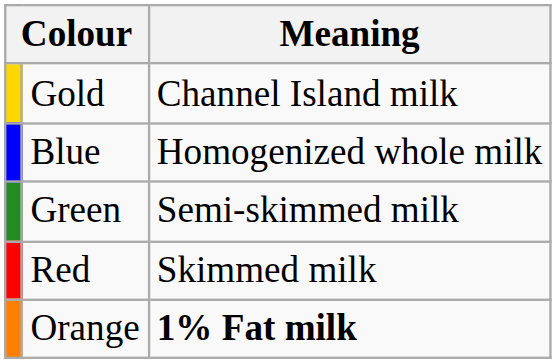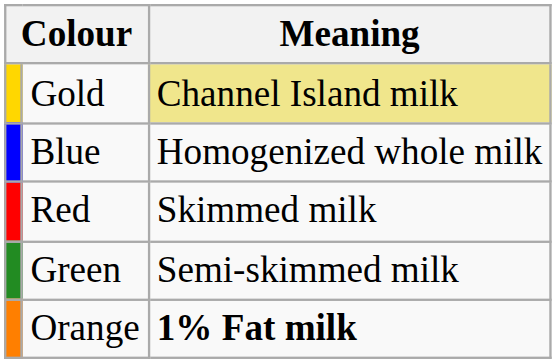(307, 92) no background -> (307, 92) khaki background
rows swapped: (76, 210) <-> (60, 269)
